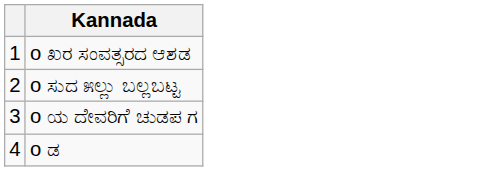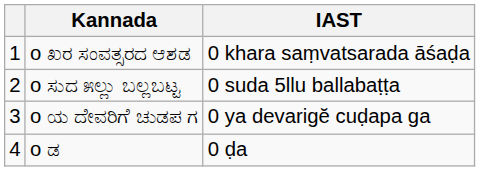+ column: (339, 20)
